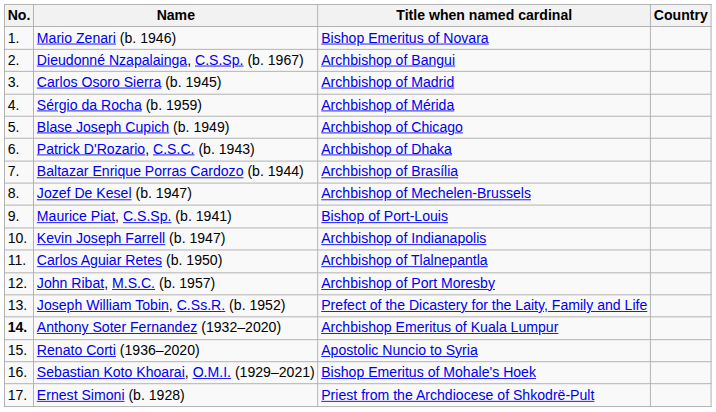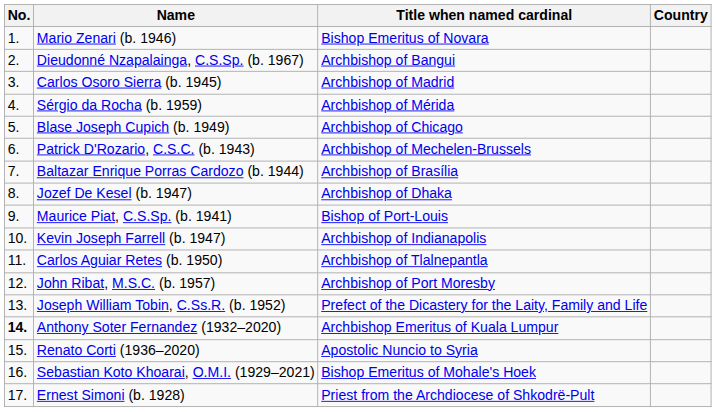(387, 149) Archbishop of Dhaka -> (426, 149) Archbishop of Mechelen-Brussels
(426, 194) Archbishop of Mechelen-Brussels -> (387, 194) Archbishop of Dhaka
